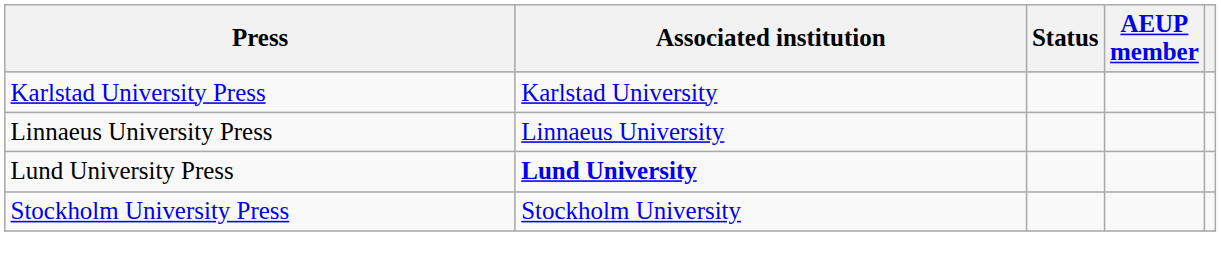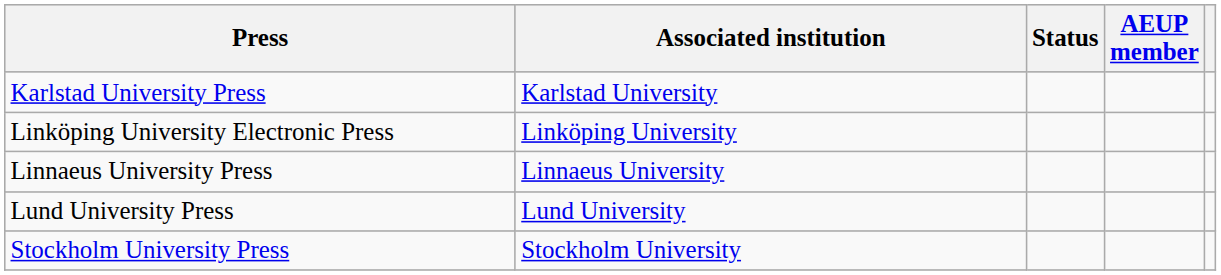+ row: (202, 131)
(609, 171) bold -> (603, 210) normal
